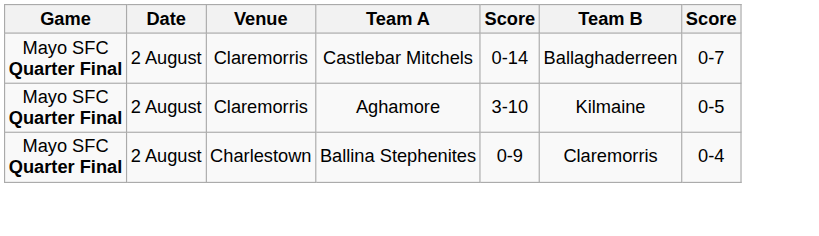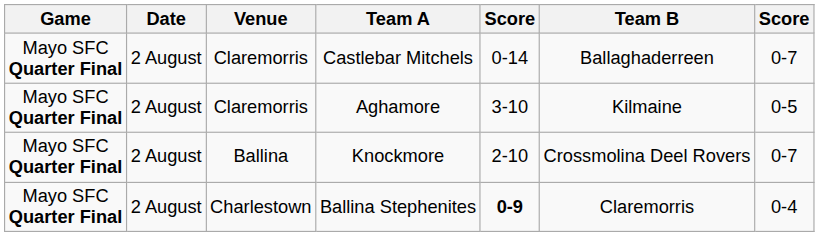+ row: (398, 157)
(510, 157) normal -> (510, 206) bold
